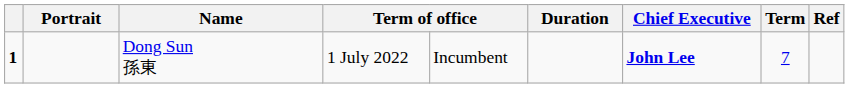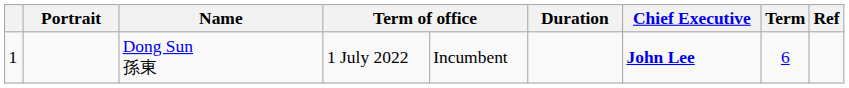(13, 57) bold -> (13, 57) normal
(785, 57) 7 -> (785, 57) 6
